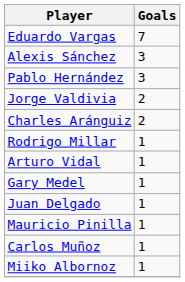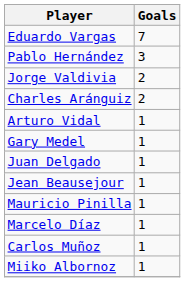- row: (62, 57)
- row: (62, 141)
+ row: (66, 183)
+ row: (54, 225)
